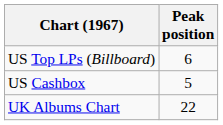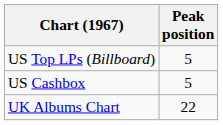(188, 58) 6 -> (188, 58) 5
